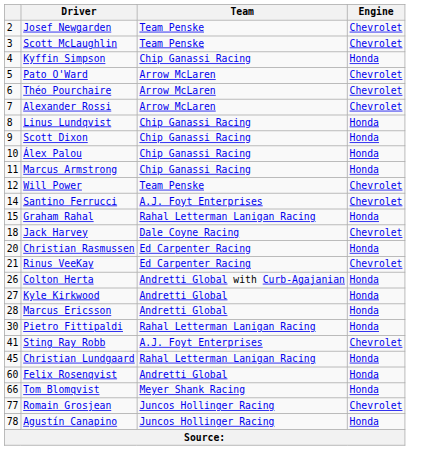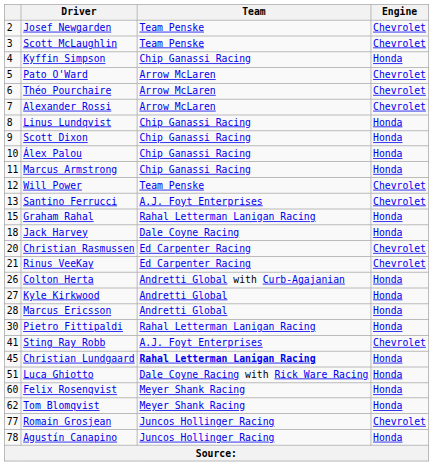(13, 202) 14 -> (13, 202) 13
(376, 233) Chevrolet -> (388, 233) Honda
(364, 249) Honda -> (400, 249) Chevrolet
(227, 359) normal -> (227, 359) bold
+ row: (58, 375)
(183, 375) Andretti Global -> (192, 391) Meyer Shank Racing
(13, 391) 66 -> (13, 406) 62
